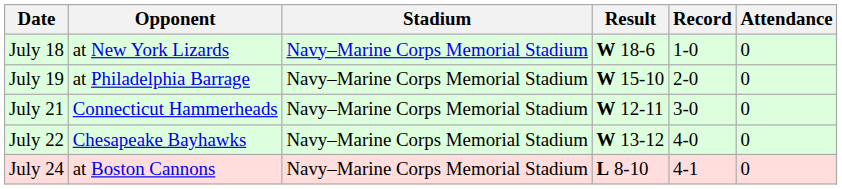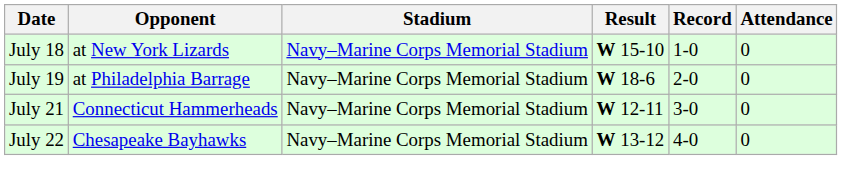(626, 49) W 18-6 -> (630, 49) W 15-10
(630, 79) W 15-10 -> (626, 79) W 18-6
- row: (36, 169)
